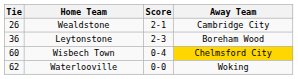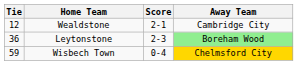(14, 25) 26 -> (14, 25) 12
(233, 39) no background -> (233, 39) lightgreen background
(14, 53) 60 -> (14, 53) 59
- row: (84, 67)
